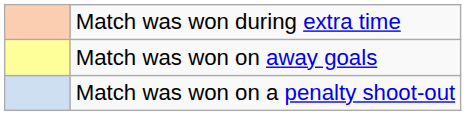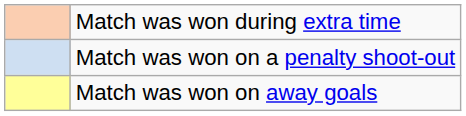rows swapped: (226, 57) <-> (265, 92)
